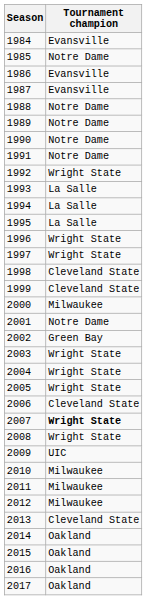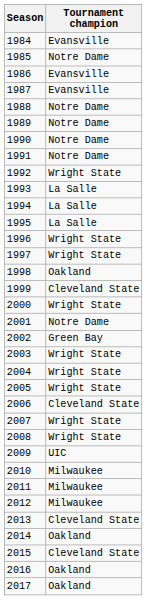(94, 272) Cleveland State -> (69, 272) Oakland
(76, 305) Milwaukee -> (85, 305) Wright State
(85, 421) bold -> (85, 421) normal
(69, 553) Oakland -> (94, 553) Cleveland State
